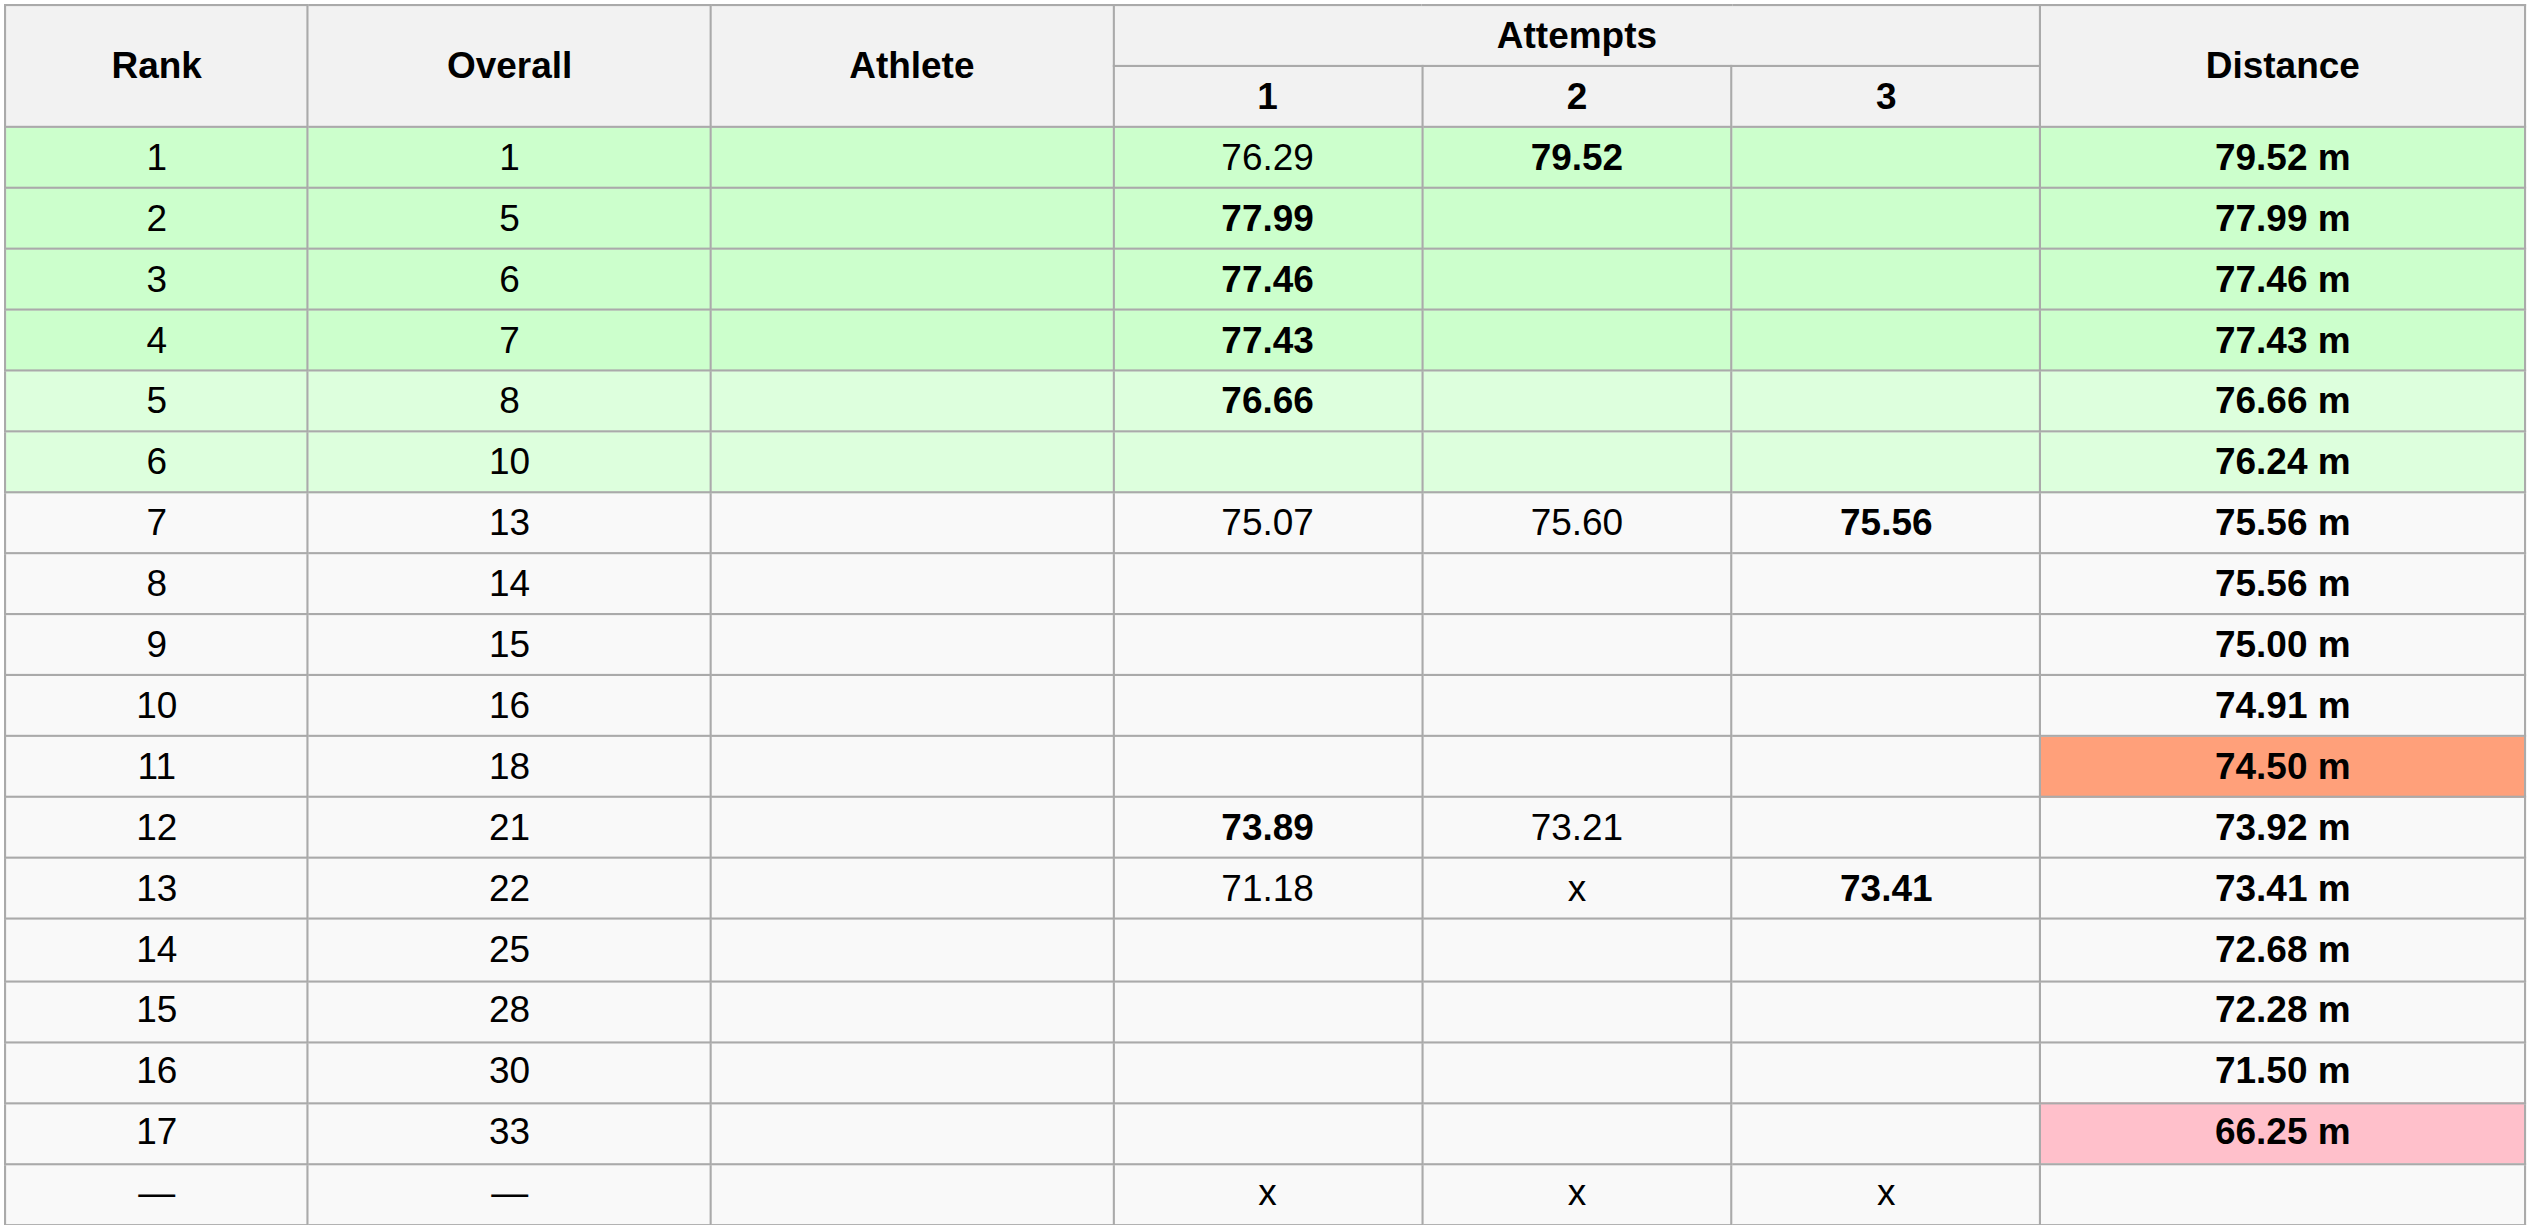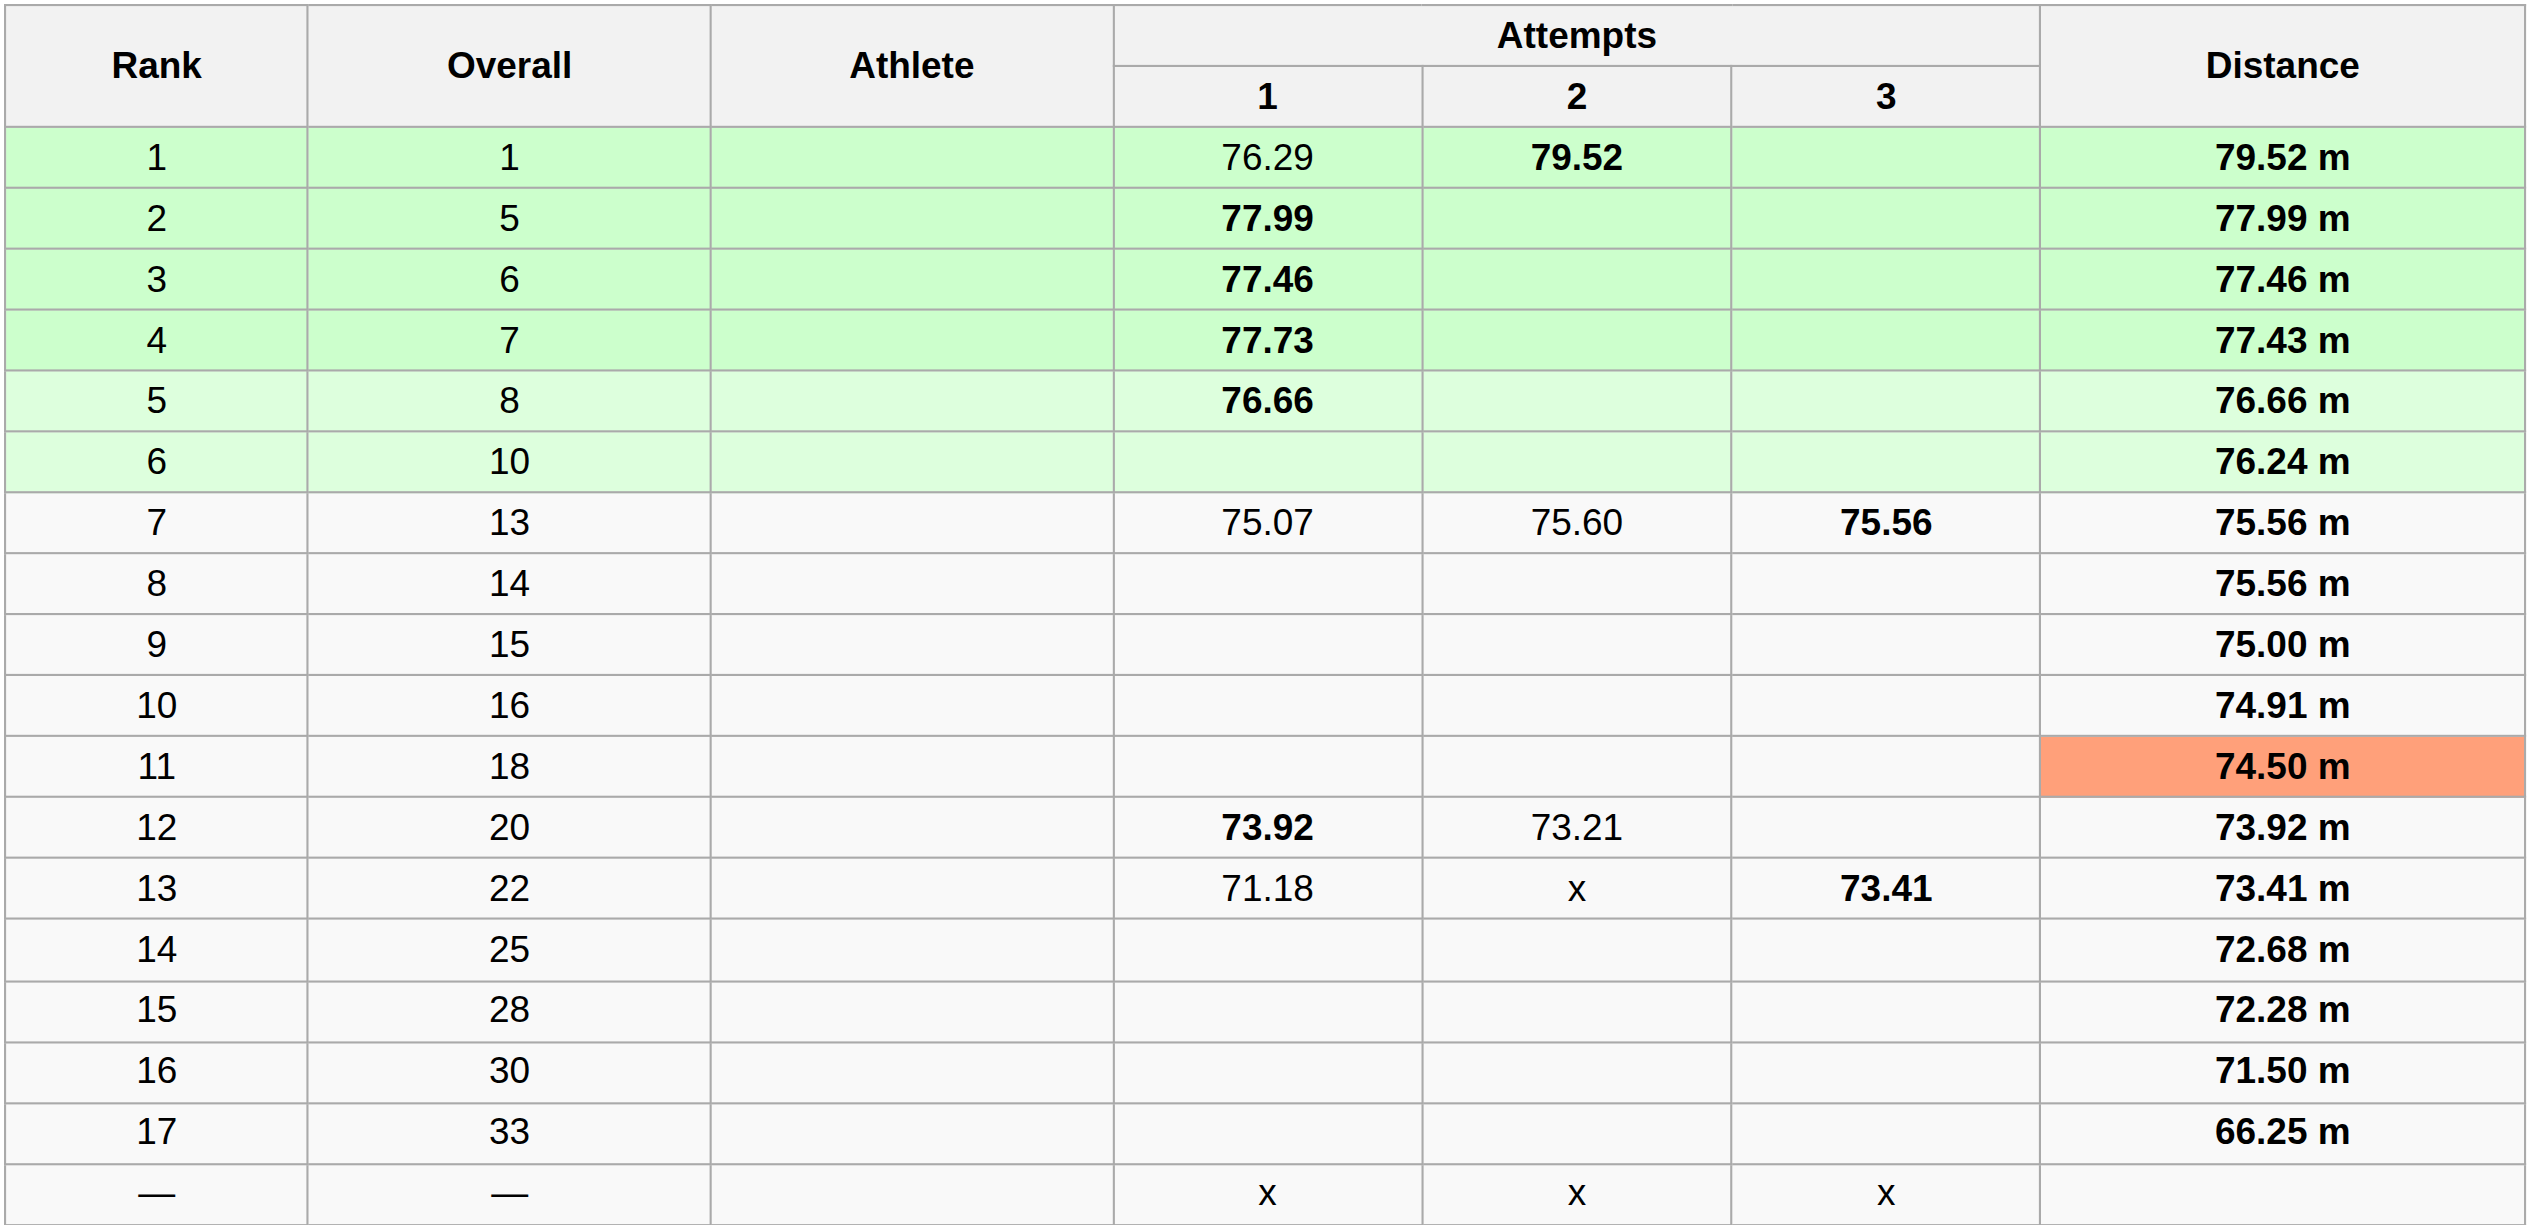(1268, 339) 77.43 -> (1268, 339) 77.73
(510, 827) 21 -> (510, 827) 20
(1268, 827) 73.89 -> (1268, 827) 73.92
(2283, 1131) pink background -> (2283, 1131) no background
